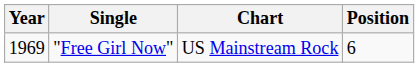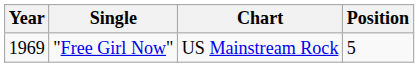(351, 47) 6 -> (351, 47) 5
